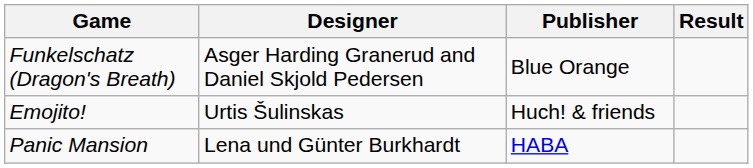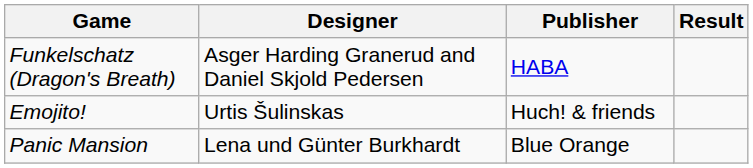(570, 66) Blue Orange -> (540, 66) HABA
(540, 145) HABA -> (570, 145) Blue Orange
